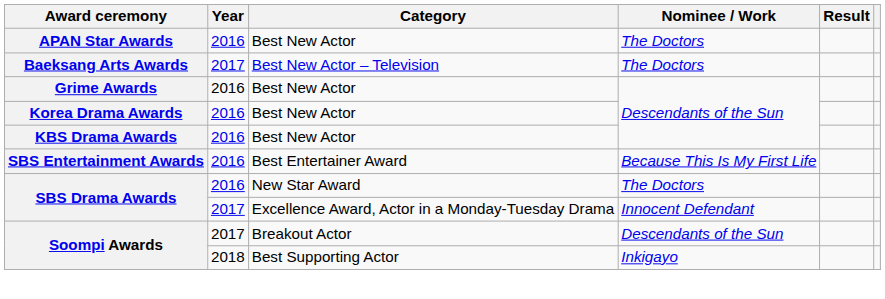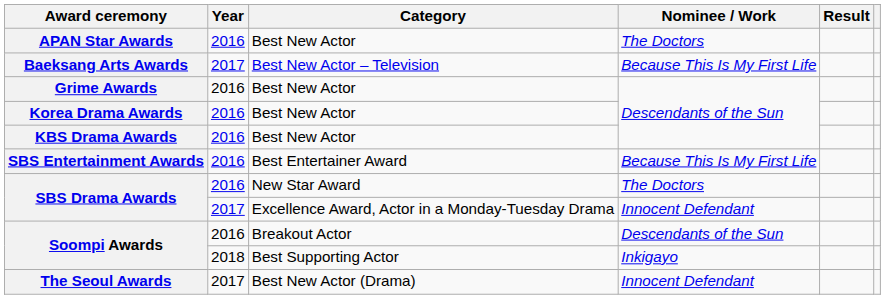(663, 64) The Doctors -> (719, 64) Because This Is My First Life
(228, 233) 2017 -> (228, 233) 2016
+ row: (106, 281)
